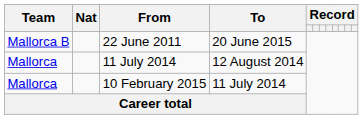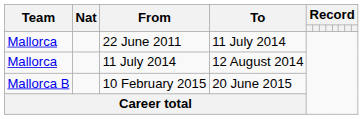(38, 41) Mallorca B -> (32, 41) Mallorca
(252, 41) 20 June 2015 -> (249, 41) 11 July 2014
(32, 83) Mallorca -> (38, 83) Mallorca B
(249, 83) 11 July 2014 -> (252, 83) 20 June 2015
